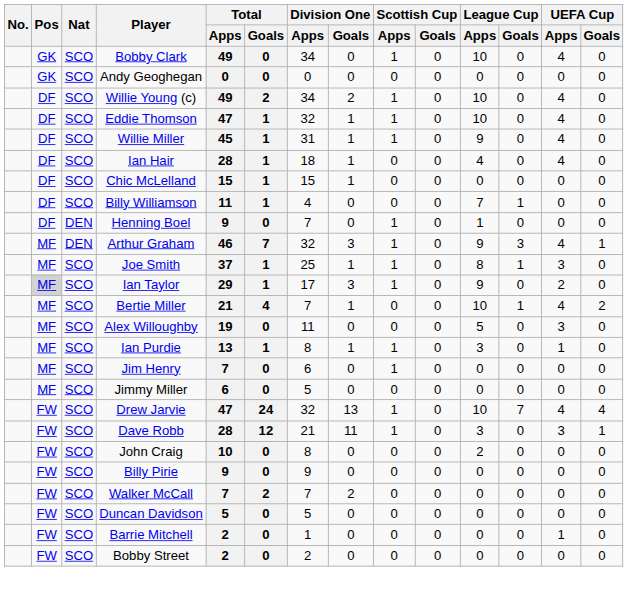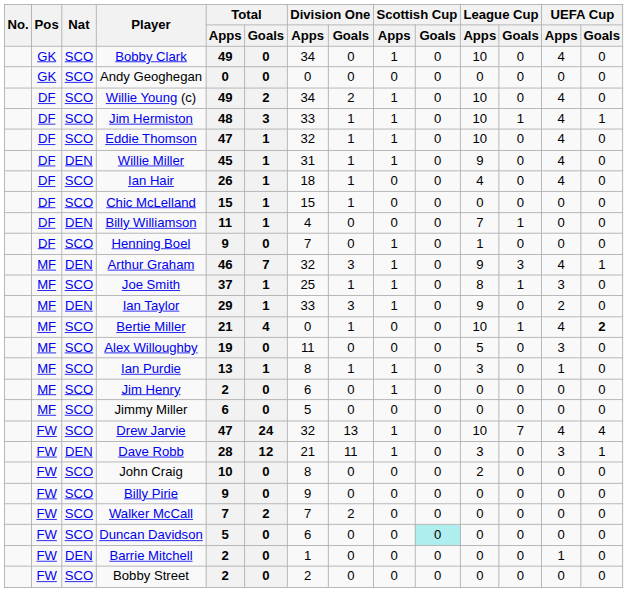+ row: (151, 118)
(79, 139) SCO -> (79, 160) DEN
(225, 160) 28 -> (225, 181) 26
(79, 202) SCO -> (79, 222) DEN
(79, 222) DEN -> (79, 243) SCO
(47, 285) lightgrey background -> (47, 306) no background
(79, 285) SCO -> (79, 306) DEN
(308, 285) 17 -> (308, 306) 33
(308, 306) 7 -> (308, 327) 0
(602, 306) normal -> (602, 327) bold
(225, 368) 7 -> (225, 389) 2
(79, 431) SCO -> (79, 451) DEN
(308, 514) 5 -> (308, 535) 6
(438, 514) no background -> (438, 535) paleturquoise background
(79, 535) SCO -> (79, 555) DEN
